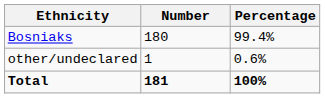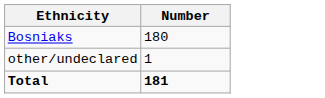- column: (275, 16)
